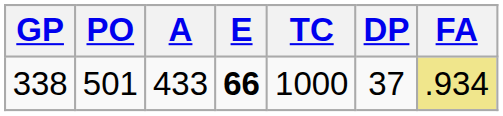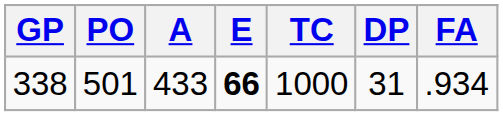(387, 82) 37 -> (387, 82) 31
(457, 82) khaki background -> (457, 82) no background
